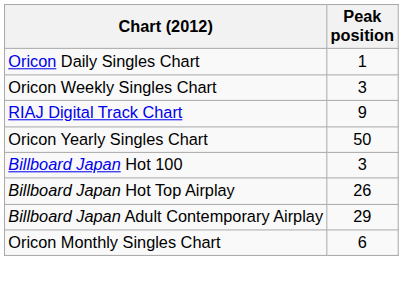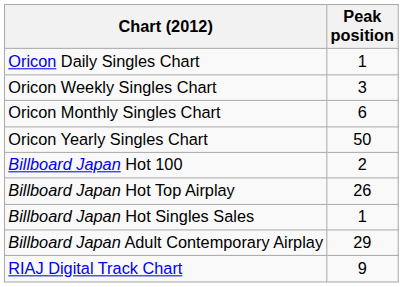rows swapped: (114, 242) <-> (95, 113)
(362, 165) 3 -> (362, 165) 2
+ row: (131, 216)
